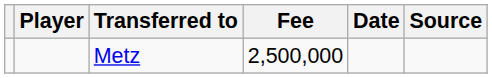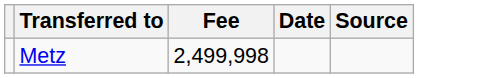- column: (52, 21)
(296, 55) 2,500,000 -> (221, 55) 2,499,998
